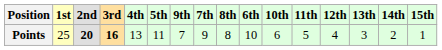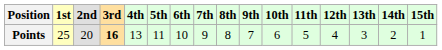columns swapped: (251, 14) <-> (182, 14)
(87, 34) bold -> (87, 34) normal
